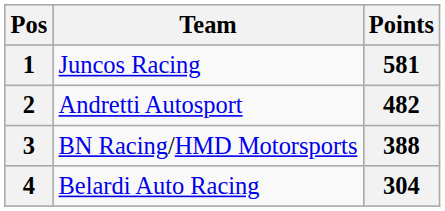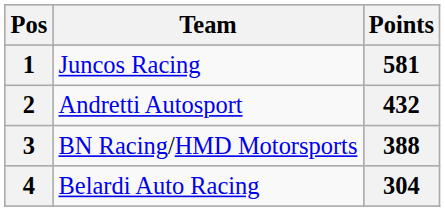(401, 105) 482 -> (401, 105) 432
